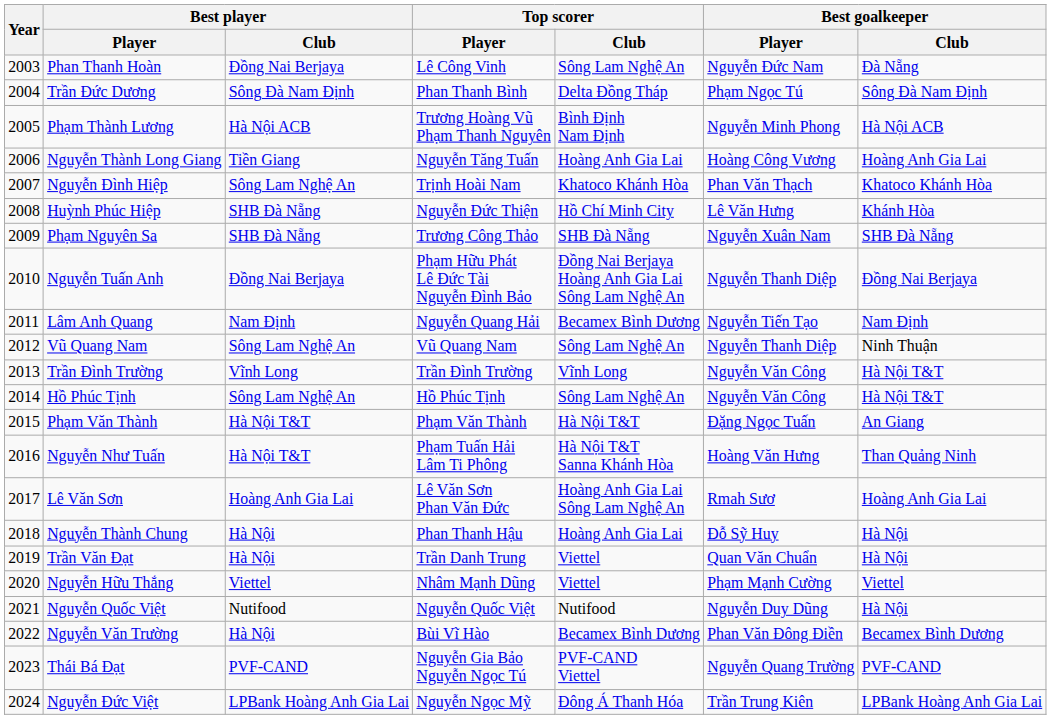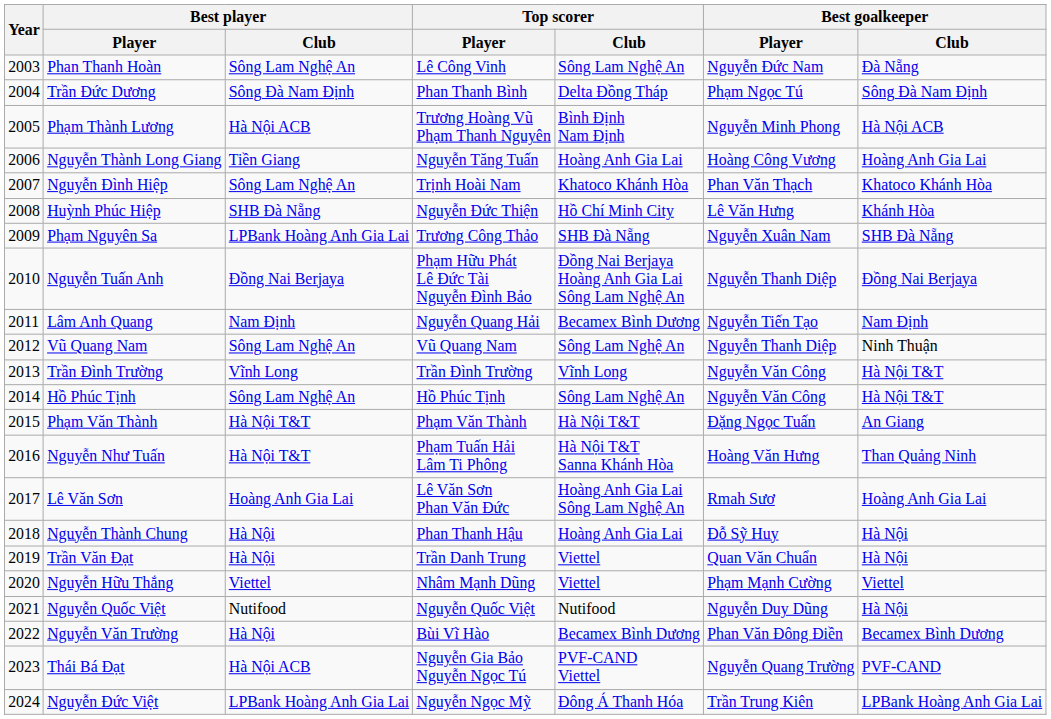(286, 67) Đồng Nai Berjaya -> (292, 67) Sông Lam Nghệ An
(275, 235) SHB Đà Nẵng -> (319, 235) LPBank Hoàng Anh Gia Lai
(268, 667) PVF-CAND -> (270, 667) Hà Nội ACB
